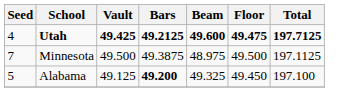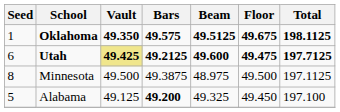+ row: (68, 35)
(11, 35) 4 -> (11, 55) 6
(118, 35) no background -> (121, 55) khaki background
(11, 55) 7 -> (11, 76) 8
